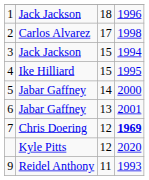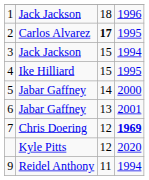(106, 33) normal -> (106, 33) bold
(129, 33) 1998 -> (129, 33) 1995
(129, 166) 1993 -> (129, 166) 1994
